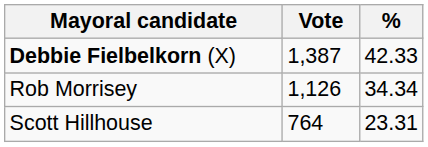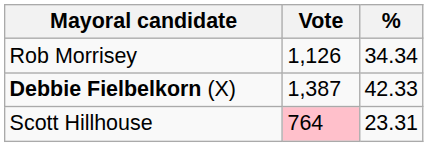rows swapped: (123, 55) <-> (73, 89)
(305, 123) no background -> (305, 123) pink background
